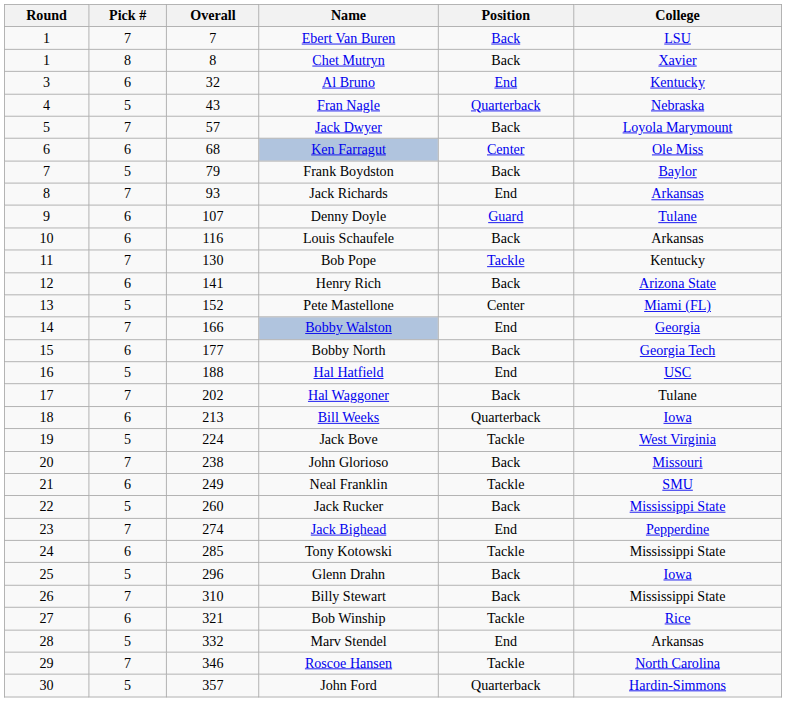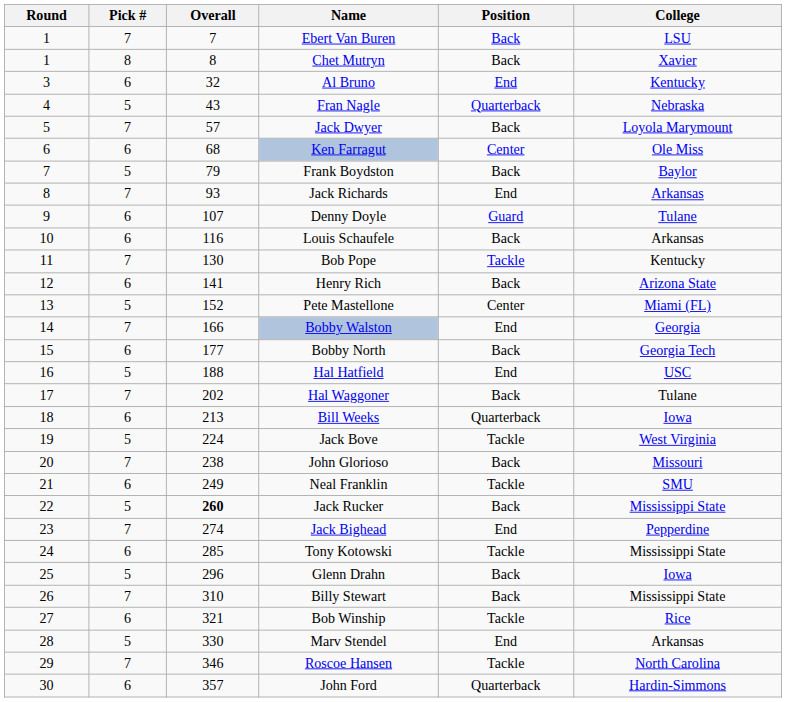(213, 506) normal -> (213, 506) bold
(213, 640) 332 -> (213, 640) 330
(128, 685) 5 -> (128, 685) 6
